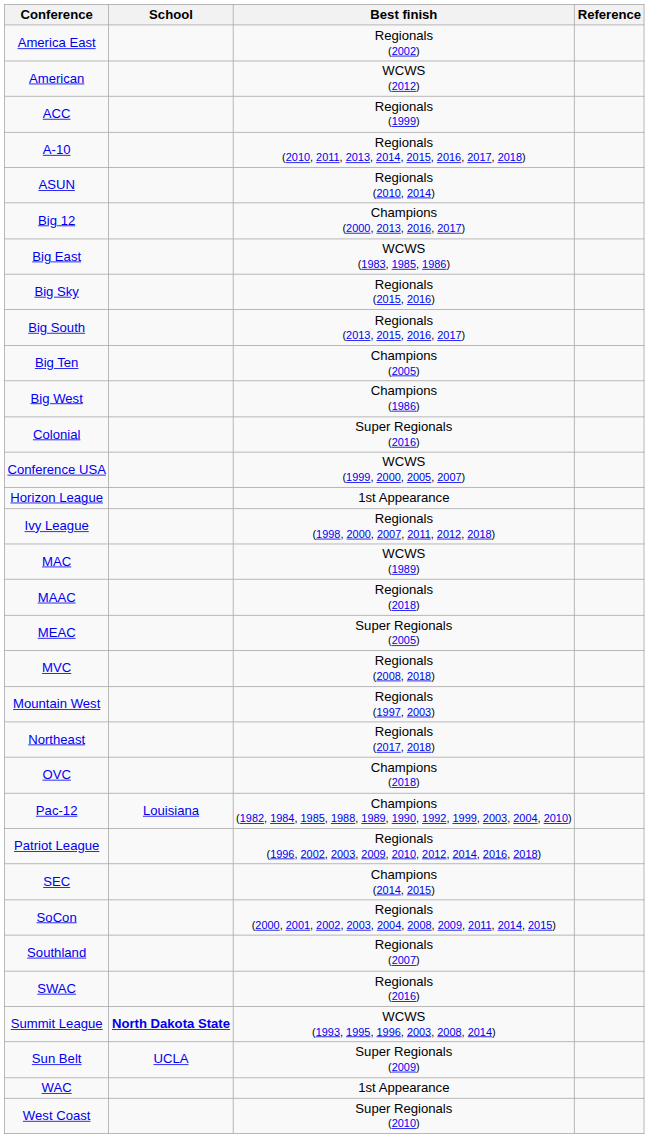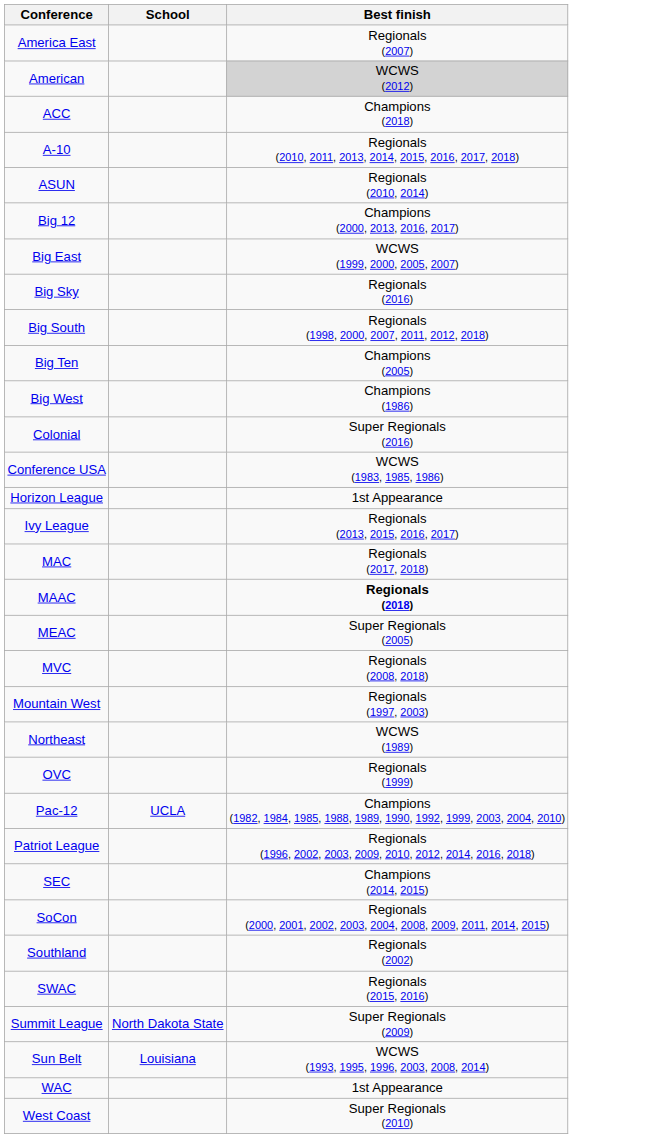- column: (609, 14)
(404, 43) Regionals (2002) -> (397, 43) Regionals (2007)
(404, 78) no background -> (397, 78) lightgrey background
(404, 114) Regionals (1999) -> (397, 114) Champions (2018)
(404, 256) WCWS (1983, 1985, 1986) -> (397, 256) WCWS (1999, 2000, 2005, 2007)
(404, 292) Regionals (2015, 2016) -> (397, 292) Regionals (2016)
(404, 327) Regionals (2013, 2015, 2016, 2017) -> (397, 327) Regionals (1998, 2000, 2007, 2011, 2012, 2018)
(404, 469) WCWS (1999, 2000, 2005, 2007) -> (397, 469) WCWS (1983, 1985, 1986)
(404, 526) Regionals (1998, 2000, 2007, 2011, 2012, 2018) -> (397, 526) Regionals (2013, 2015, 2016, 2017)
(404, 561) WCWS (1989) -> (397, 561) Regionals (2017, 2018)
(404, 597) normal -> (397, 597) bold
(404, 739) Regionals (2017, 2018) -> (397, 739) WCWS (1989)
(404, 775) Champions (2018) -> (397, 775) Regionals (1999)
(171, 810) Louisiana -> (168, 810) UCLA
(404, 953) Regionals (2007) -> (397, 953) Regionals (2002)
(404, 988) Regionals (2016) -> (397, 988) Regionals (2015, 2016)
(171, 1024) bold -> (168, 1024) normal
(404, 1024) WCWS (1993, 1995, 1996, 2003, 2008, 2014) -> (397, 1024) Super Regionals (2009)
(171, 1059) UCLA -> (168, 1059) Louisiana
(404, 1059) Super Regionals (2009) -> (397, 1059) WCWS (1993, 1995, 1996, 2003, 2008, 2014)
